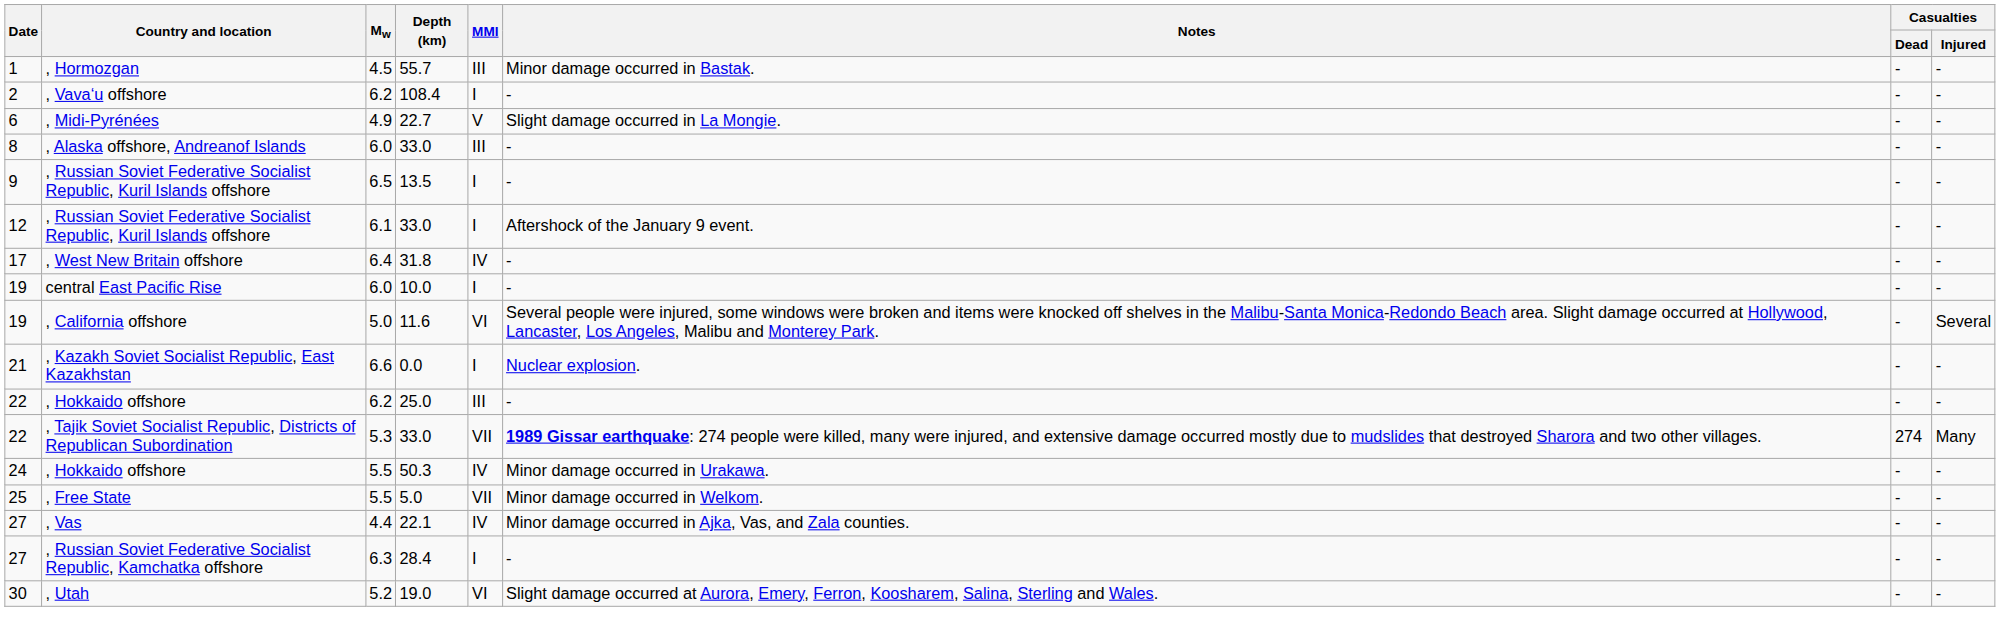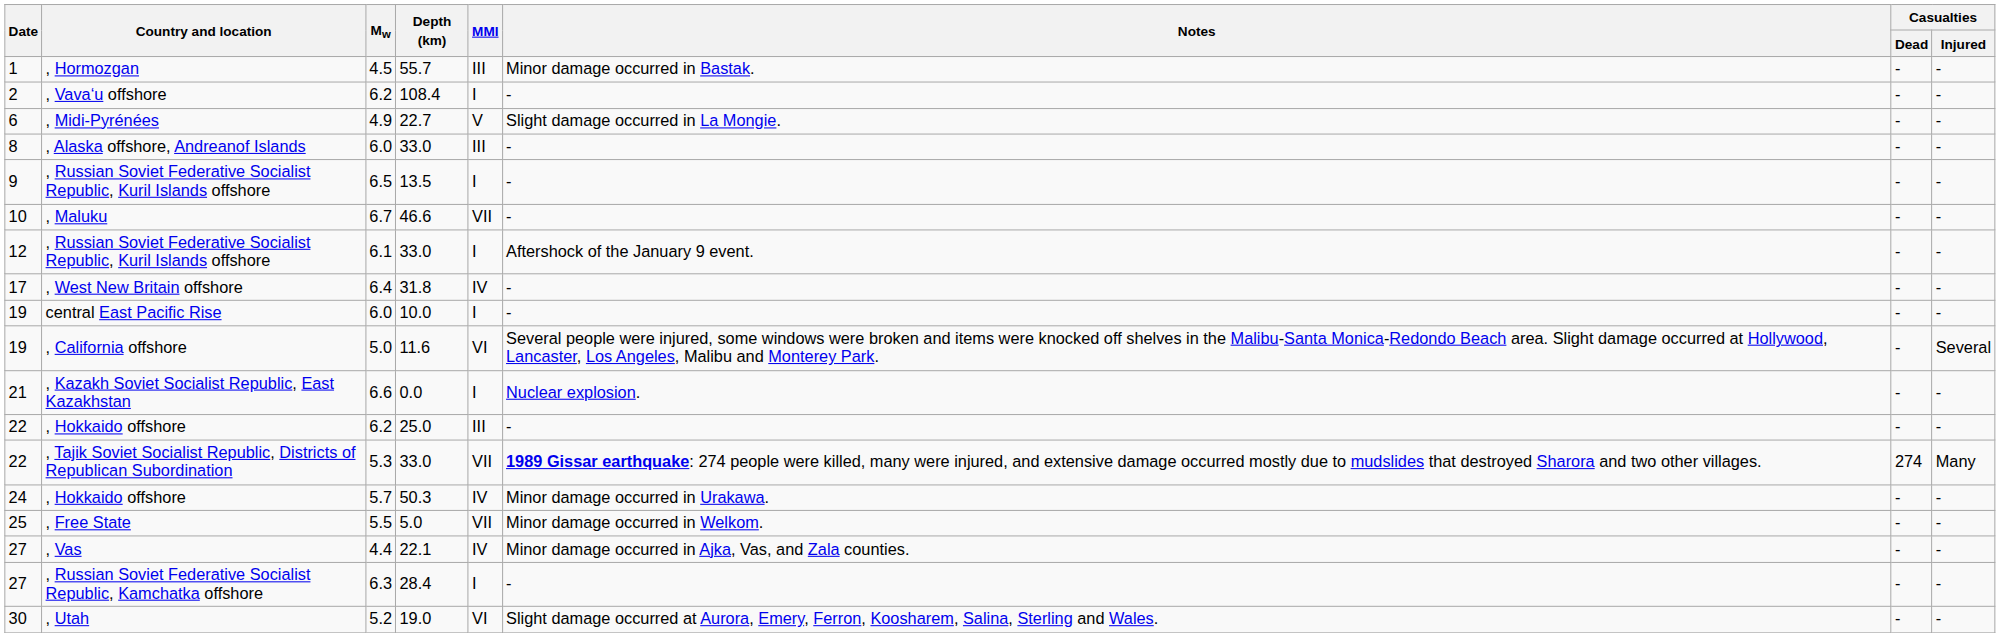+ row: (76, 216)
(381, 471) 5.5 -> (381, 497) 5.7
